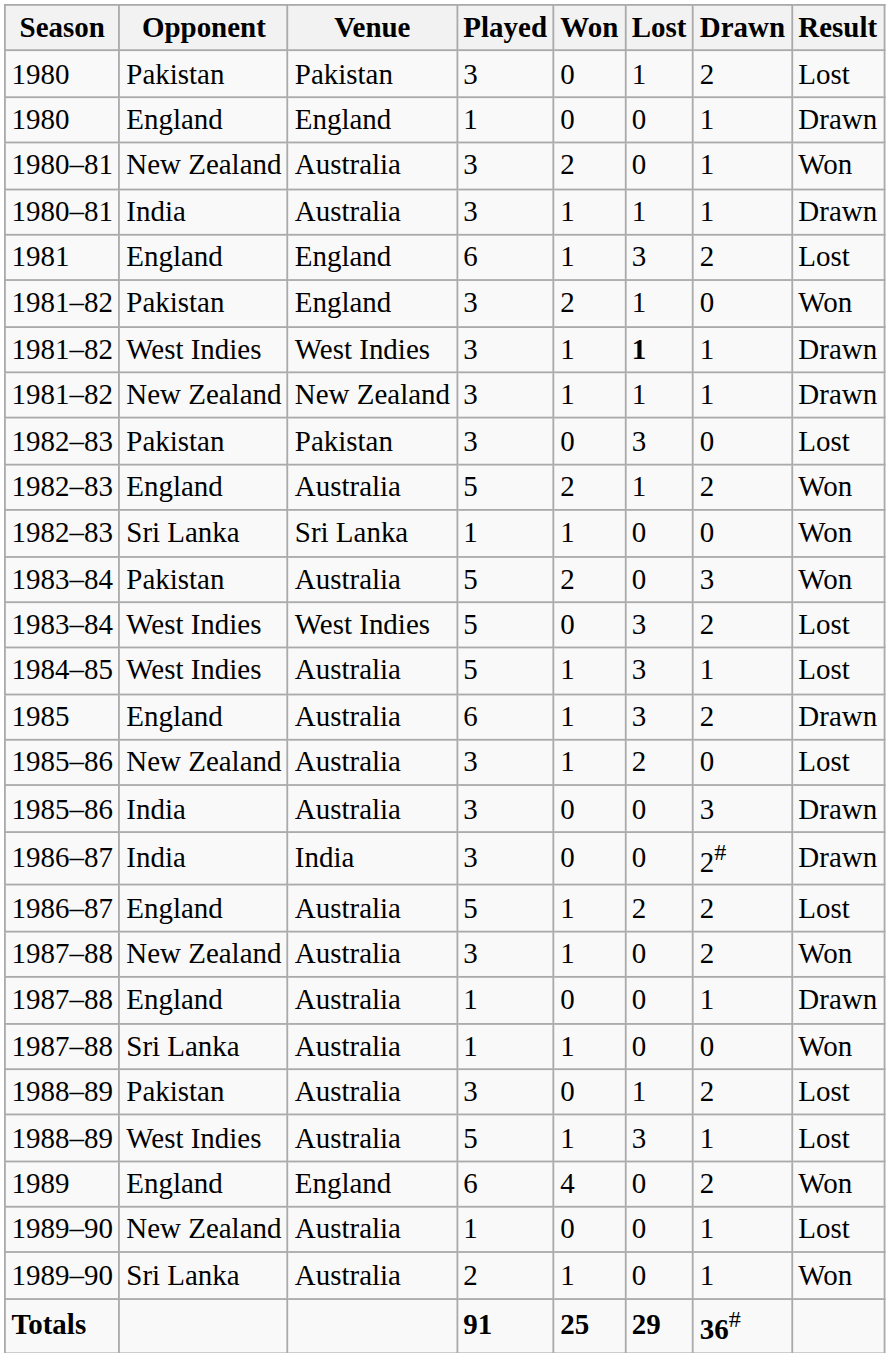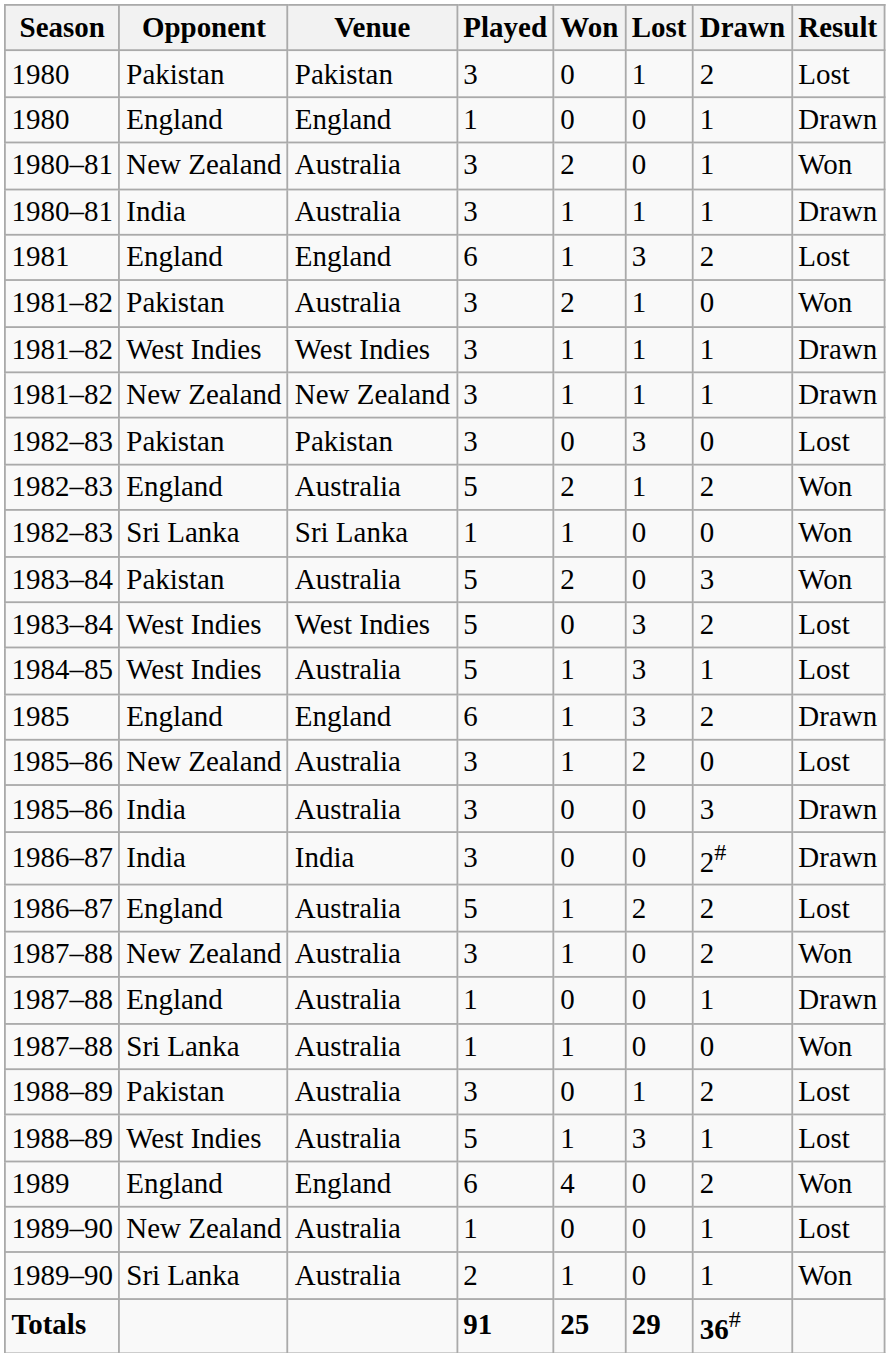(343, 303) England -> (348, 303) Australia
(639, 348) bold -> (639, 348) normal
(348, 716) Australia -> (343, 716) England
